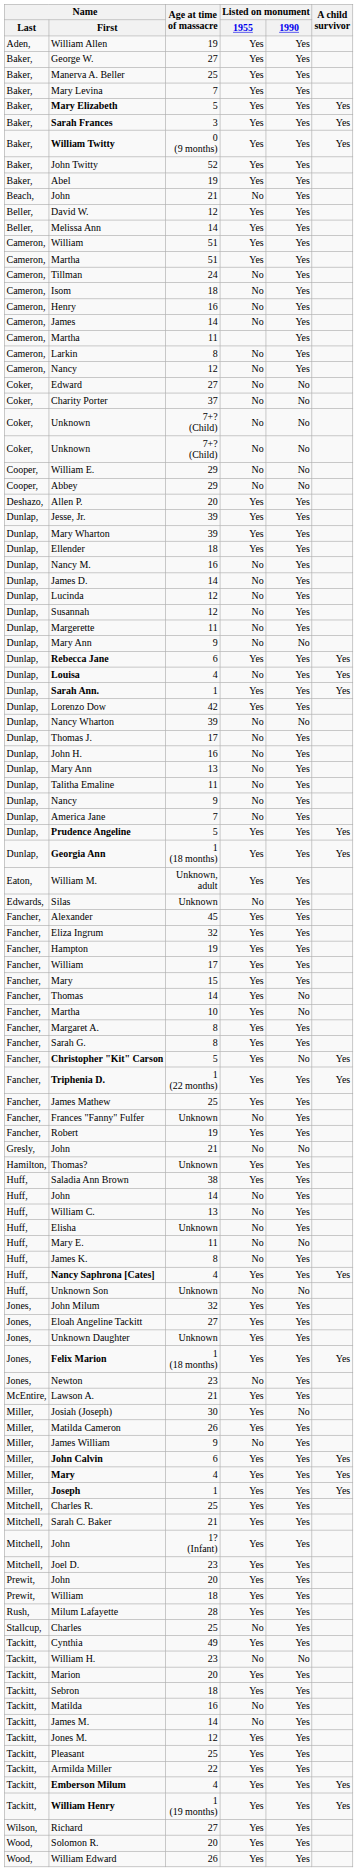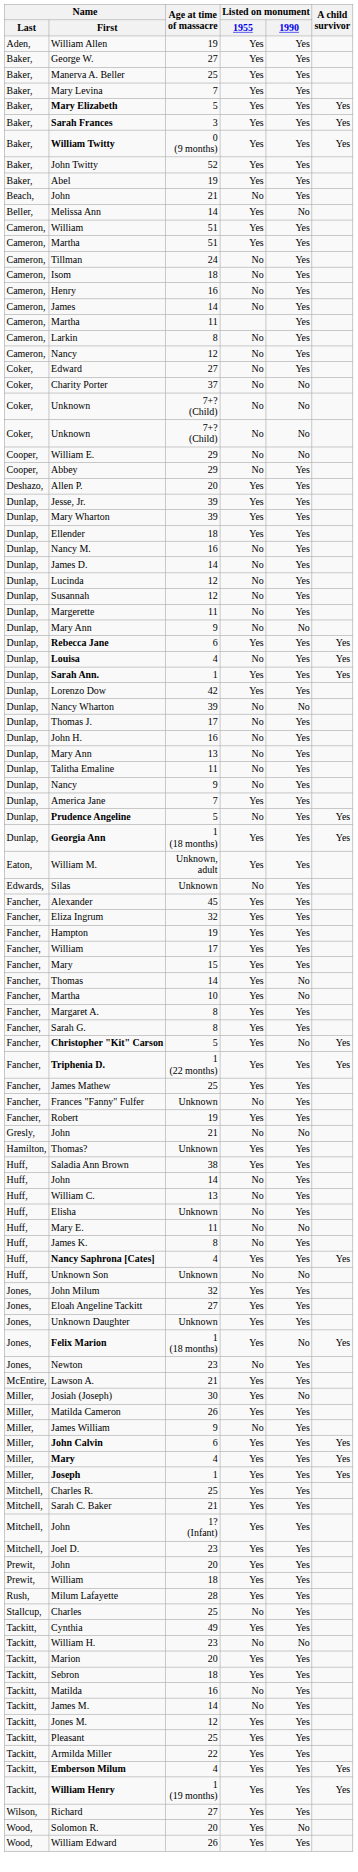- row: (70, 212)
(303, 228) Yes -> (304, 212) No
(304, 385) No -> (303, 369) Yes
(304, 486) No -> (303, 470) Yes
(258, 816) No -> (256, 801) Yes
(256, 832) Yes -> (258, 816) No
(303, 1359) Yes -> (304, 1343) No
(303, 1843) Yes -> (304, 1827) No
